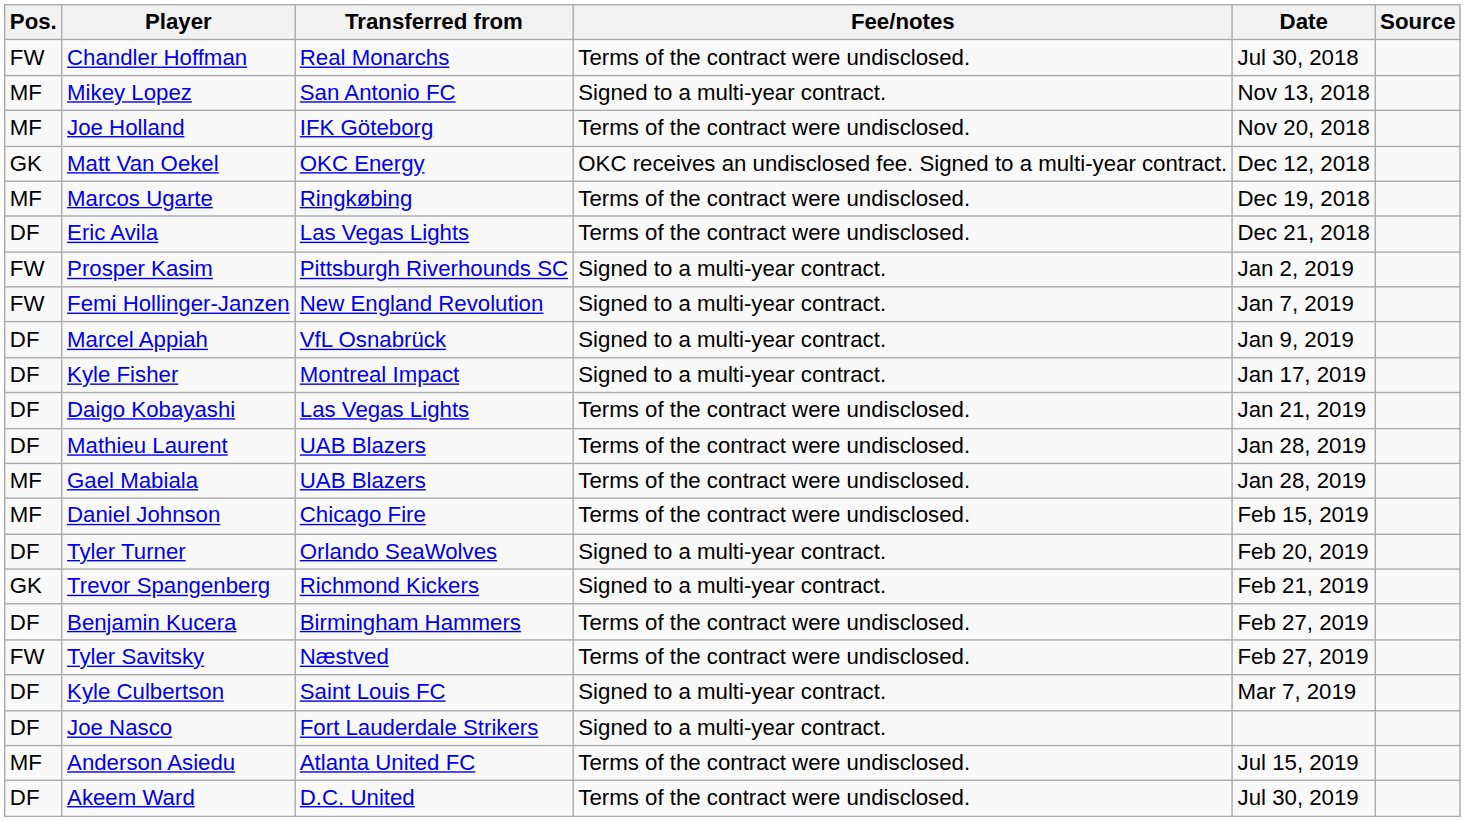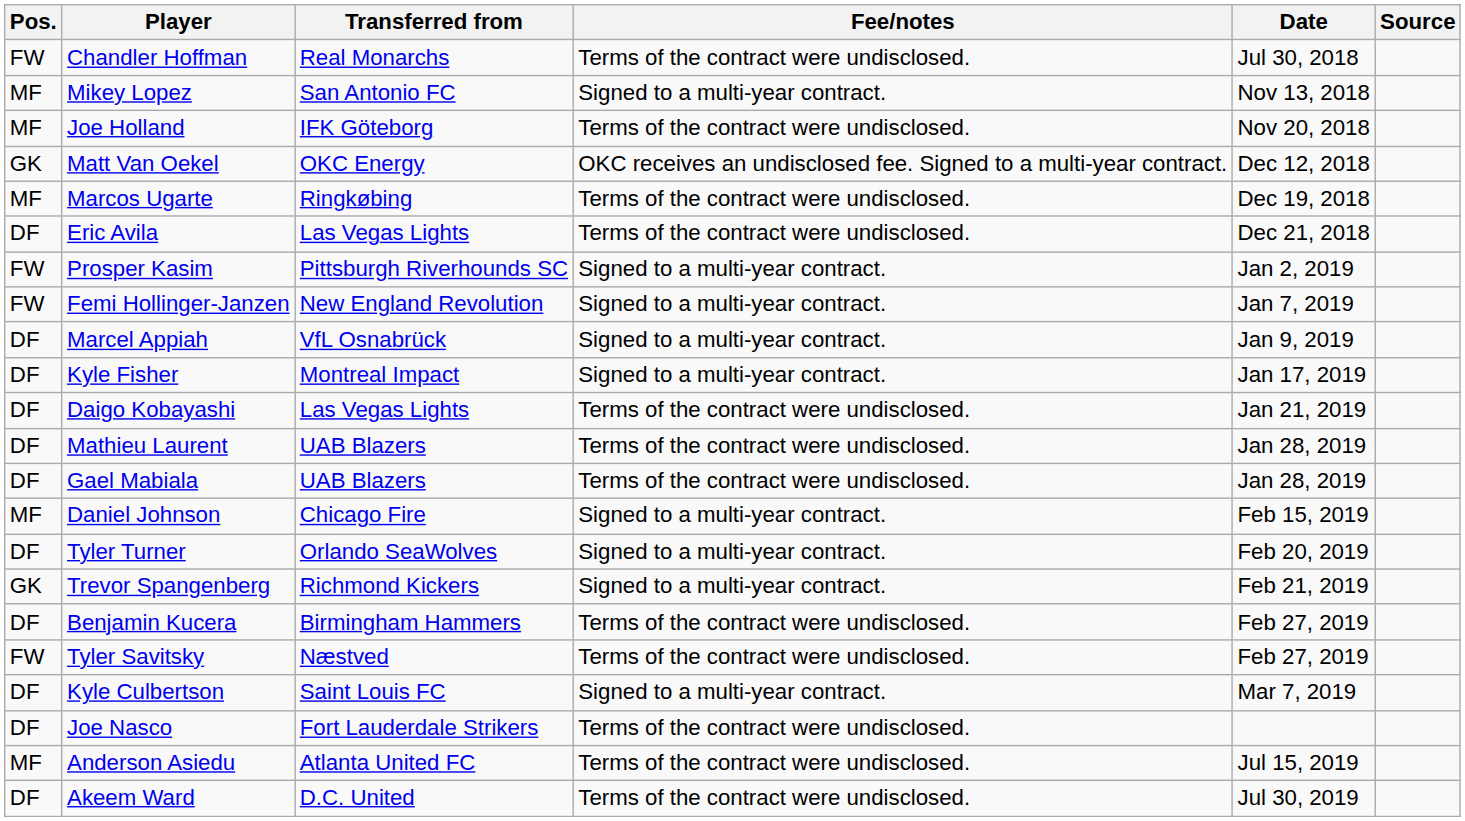(26, 480) MF -> (25, 480) DF
(774, 515) Terms of the contract were undisclosed. -> (732, 515) Signed to a multi-year contract.
(732, 727) Signed to a multi-year contract. -> (774, 727) Terms of the contract were undisclosed.
